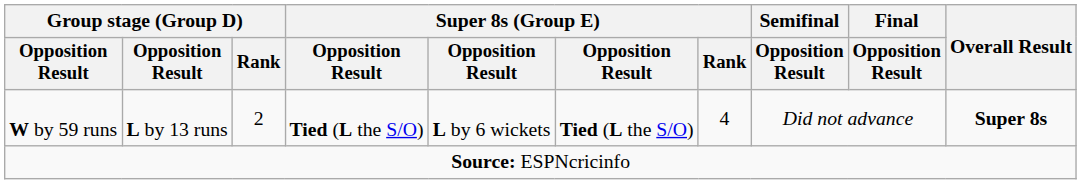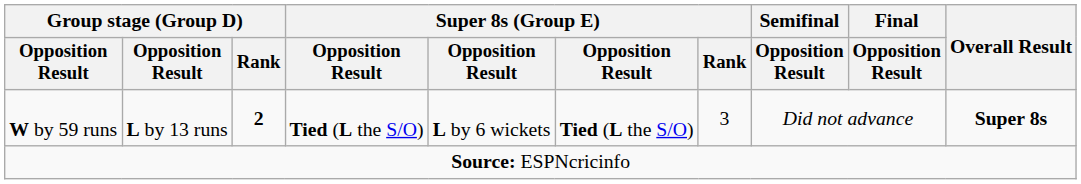(259, 118) normal -> (259, 118) bold
(724, 118) 4 -> (724, 118) 3
